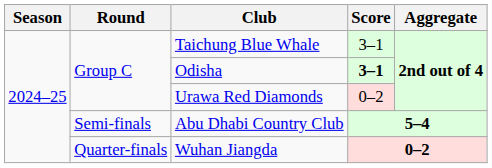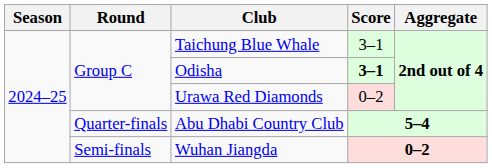(113, 123) Semi-finals -> (121, 123) Quarter-finals
(121, 149) Quarter-finals -> (113, 149) Semi-finals
